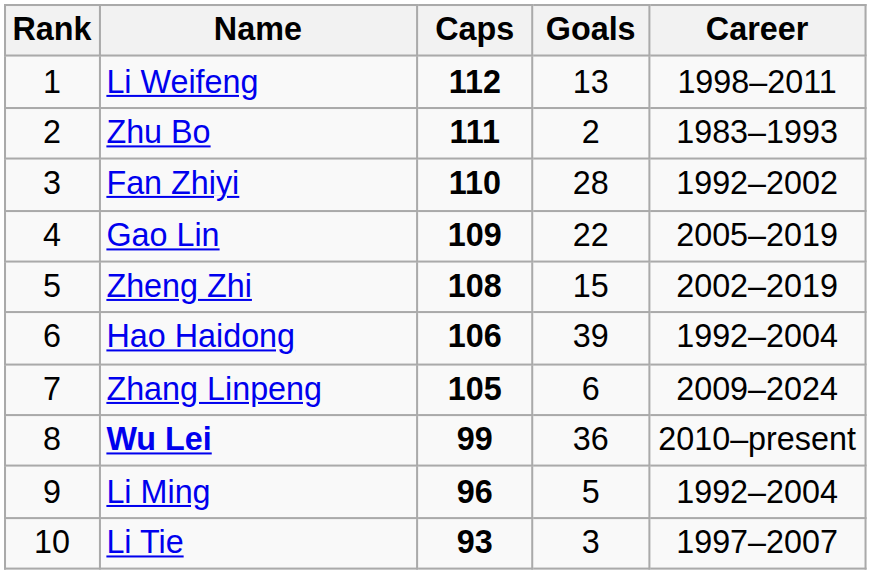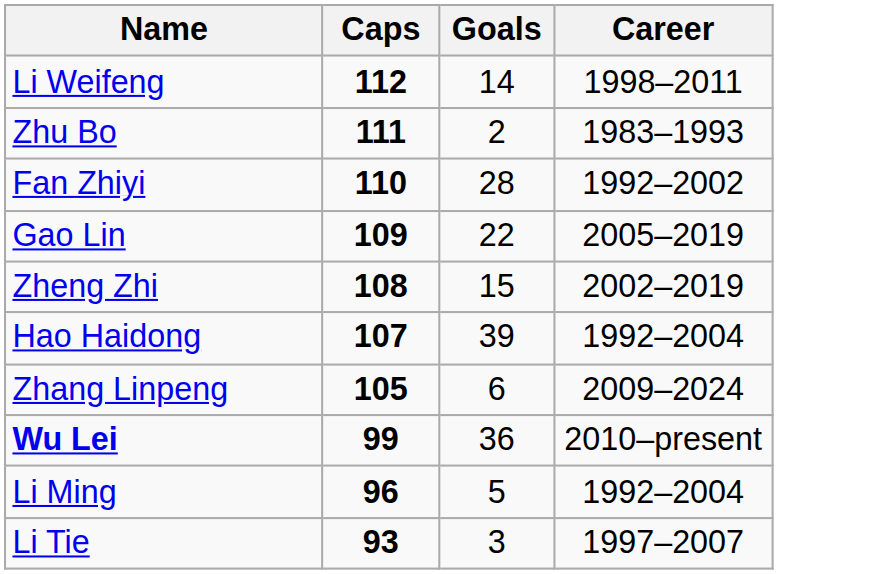- column: (52, 30)
(591, 81) 13 -> (497, 81) 14
(475, 337) 106 -> (381, 337) 107
